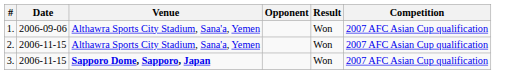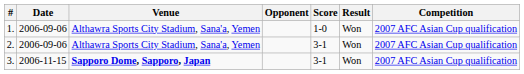+ column: (325, 12)
(43, 45) 2006-11-15 -> (43, 45) 2006-09-06
